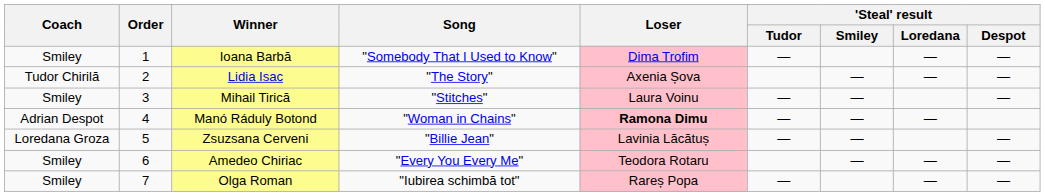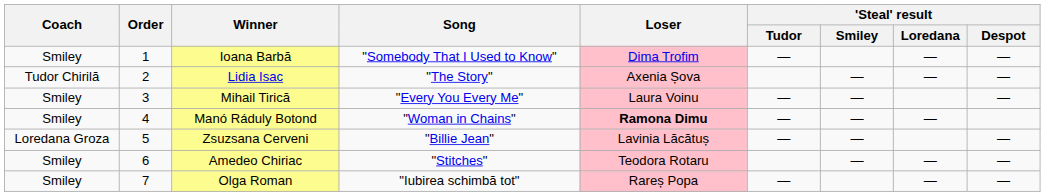(459, 98) "Stitches" -> (459, 98) "Every You Every Me"
(62, 118) Adrian Despot -> (62, 118) Smiley
(459, 160) "Every You Every Me" -> (459, 160) "Stitches"
